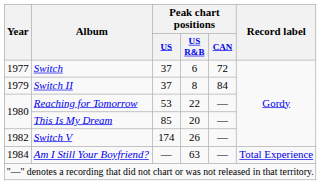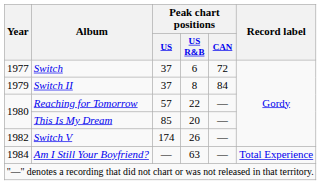(166, 103) 53 -> (166, 103) 57
